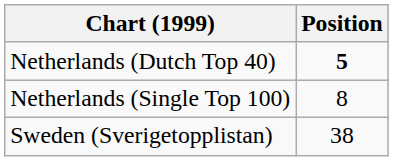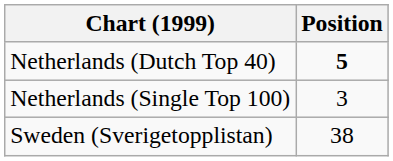(342, 98) 8 -> (342, 98) 3
